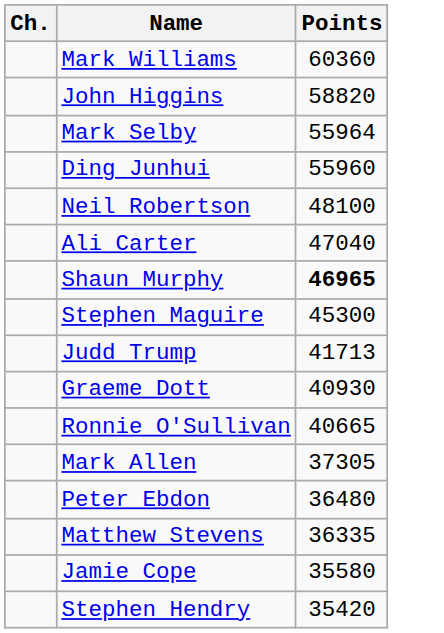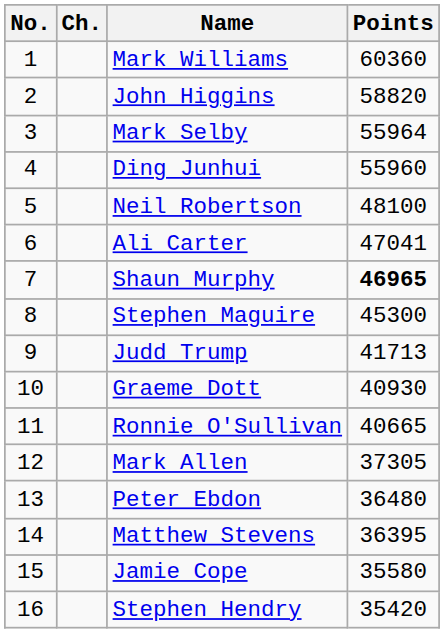+ column: (30, 23)
(342, 243) 47040 -> (393, 243) 47041
(342, 536) 36335 -> (393, 536) 36395
